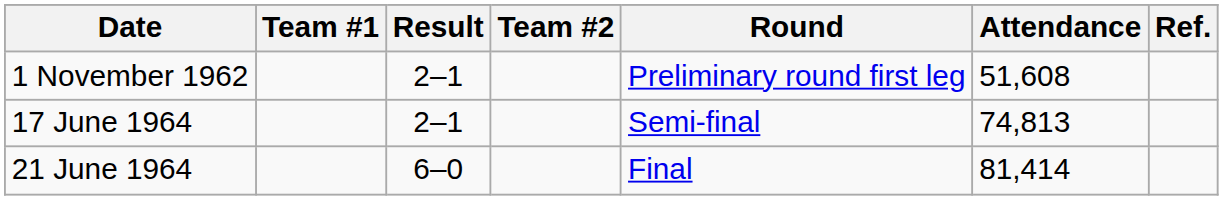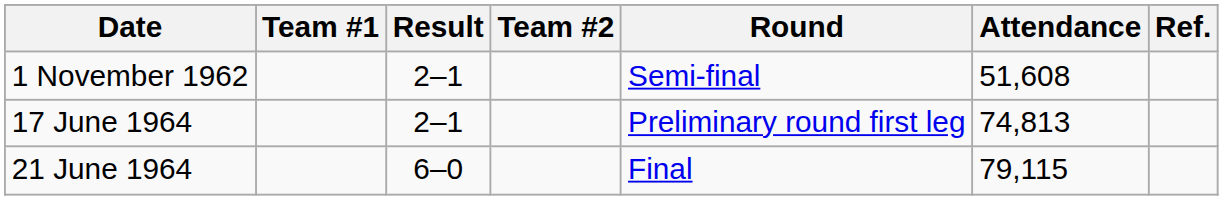(797, 75) Preliminary round first leg -> (694, 75) Semi-final
(694, 122) Semi-final -> (797, 122) Preliminary round first leg
(1025, 169) 81,414 -> (1024, 169) 79,115
